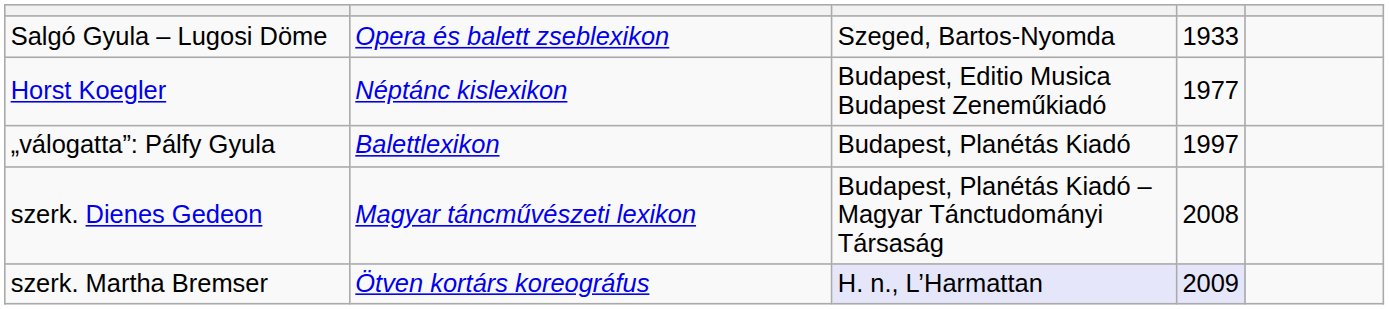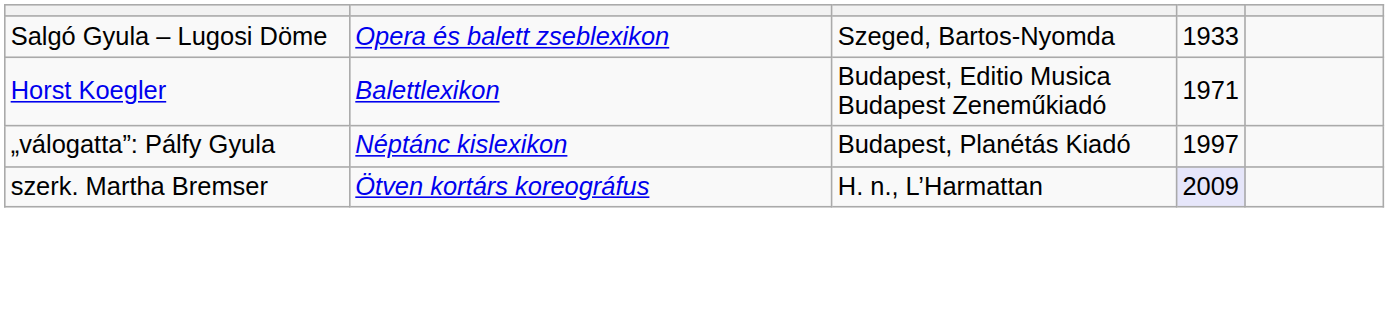(461, 91) Néptánc kislexikon -> (427, 91) Balettlexikon
(1211, 91) 1977 -> (1211, 91) 1971
(427, 145) Balettlexikon -> (461, 145) Néptánc kislexikon
- row: (137, 214)
(940, 283) lavender background -> (940, 186) no background
